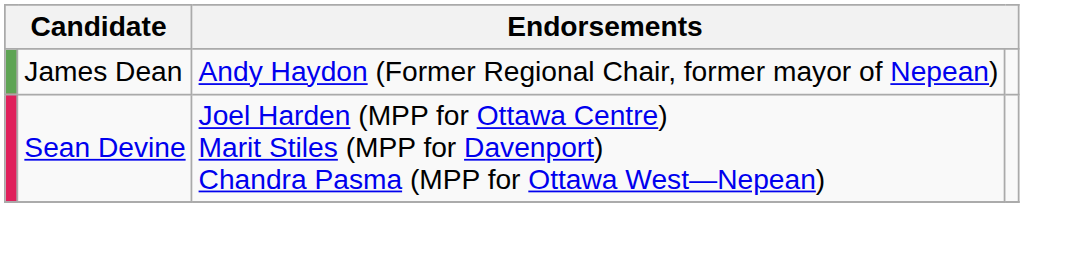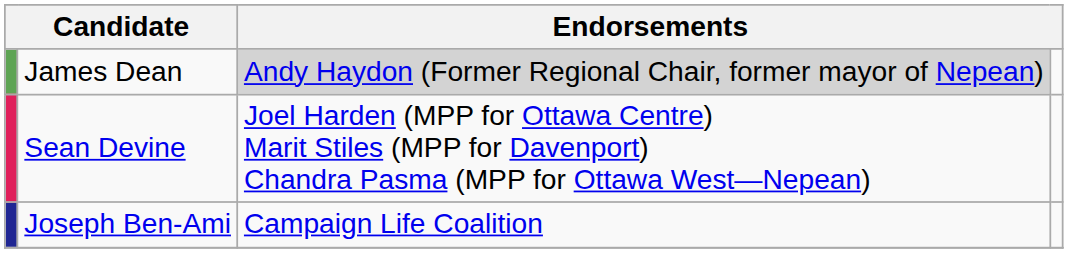(598, 71) no background -> (644, 71) lightgrey background
+ row: (128, 224)
